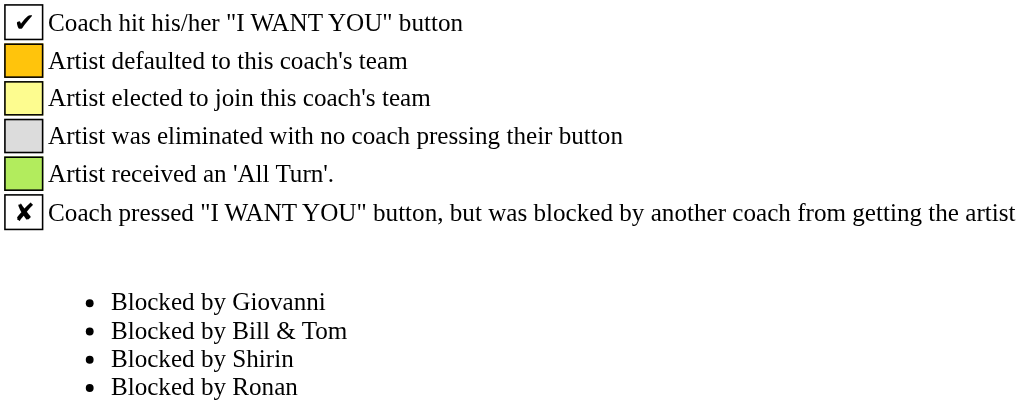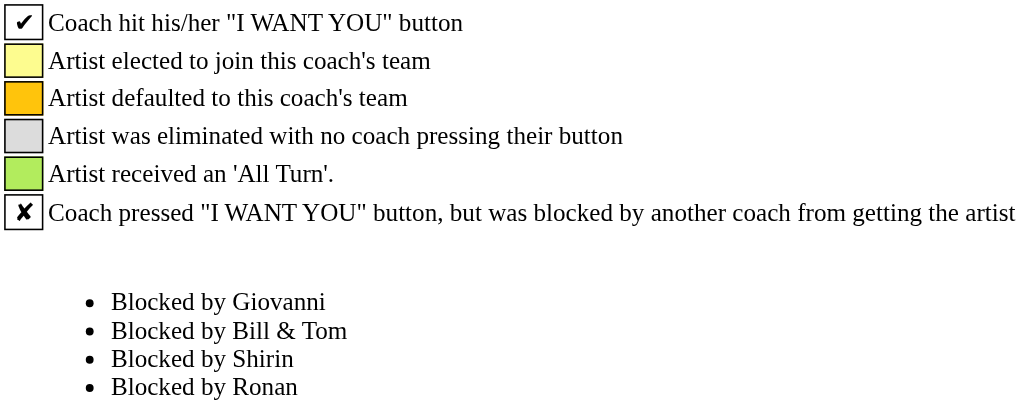rows swapped: (228, 60) <-> (239, 98)
